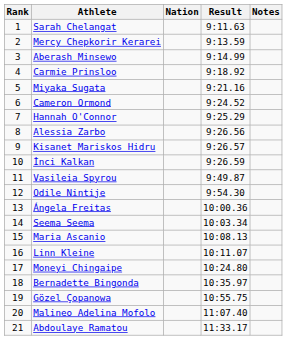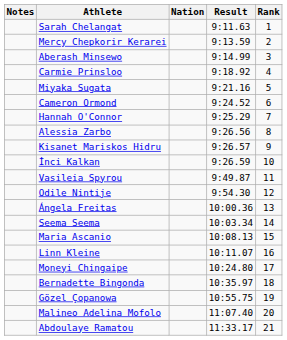columns swapped: (18, 12) <-> (266, 12)
